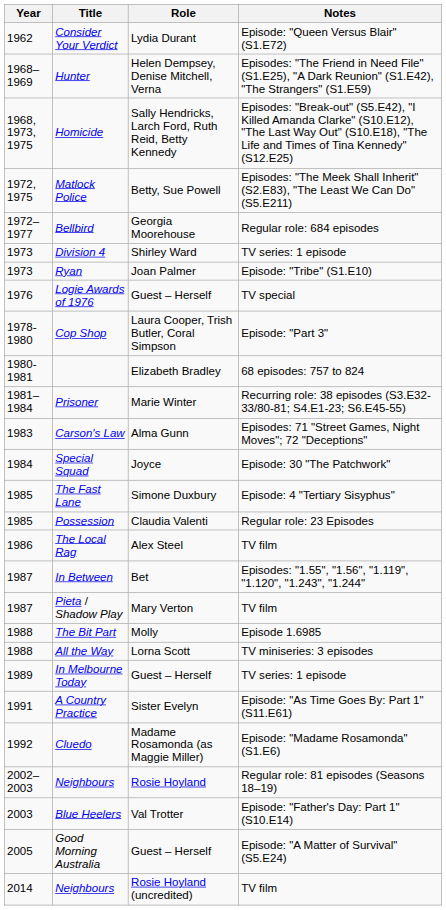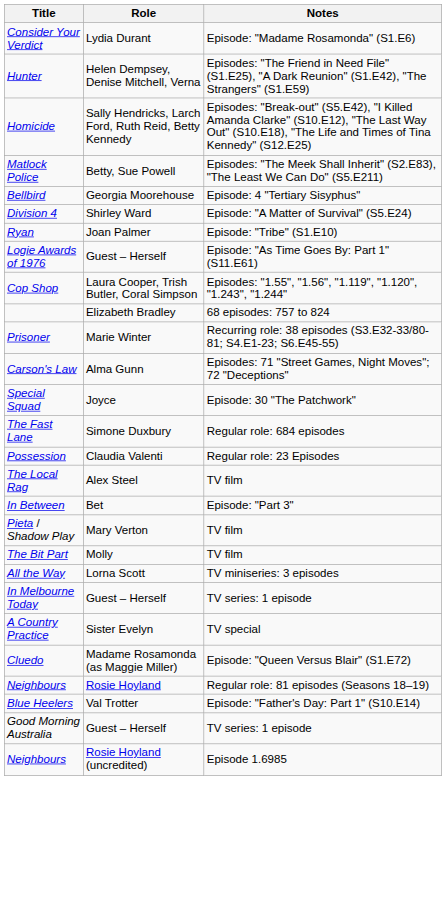- column: (28, 13)
(319, 38) Episode: "Queen Versus Blair" (S1.E72) -> (311, 38) Episode: "Madame Rosamonda" (S1.E6)
(310, 228) Regular role: 684 episodes -> (284, 195) Episode: 4 "Tertiary Sisyphus"
(294, 252) TV series: 1 episode -> (309, 213) Episode: "A Matter of Survival" (S5.E24)
(268, 295) TV special -> (298, 256) Episode: "As Time Goes By: Part 1" (S11.E61)
(285, 333) Episode: "Part 3" -> (312, 288) Episodes: "1.55", "1.56", "1.119", "1.120", "1.243", "1.244"
(318, 496) Episode: 4 "Tertiary Sisyphus" -> (276, 431) Regular role: 684 episodes
(325, 576) Episodes: "1.55", "1.56", "1.119", "1.120", "1.243", "1.244" -> (250, 505) Episode: "Part 3"
(281, 632) Episode 1.6985 -> (225, 555) TV film
(332, 707) Episode: "As Time Goes By: Part 1" (S11.E61) -> (234, 629) TV special
(324, 744) Episode: "Madame Rosamonda" (S1.E6) -> (309, 660) Episode: "Queen Versus Blair" (S1.E72)
(319, 851) Episode: "A Matter of Survival" (S5.E24) -> (259, 728) TV series: 1 episode
(259, 889) TV film -> (247, 759) Episode 1.6985
